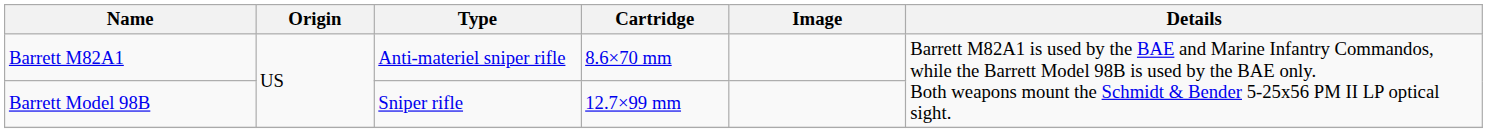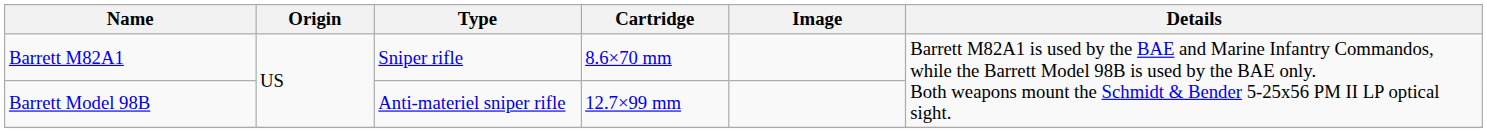(472, 57) Anti-materiel sniper rifle -> (421, 57) Sniper rifle
(421, 103) Sniper rifle -> (472, 103) Anti-materiel sniper rifle
